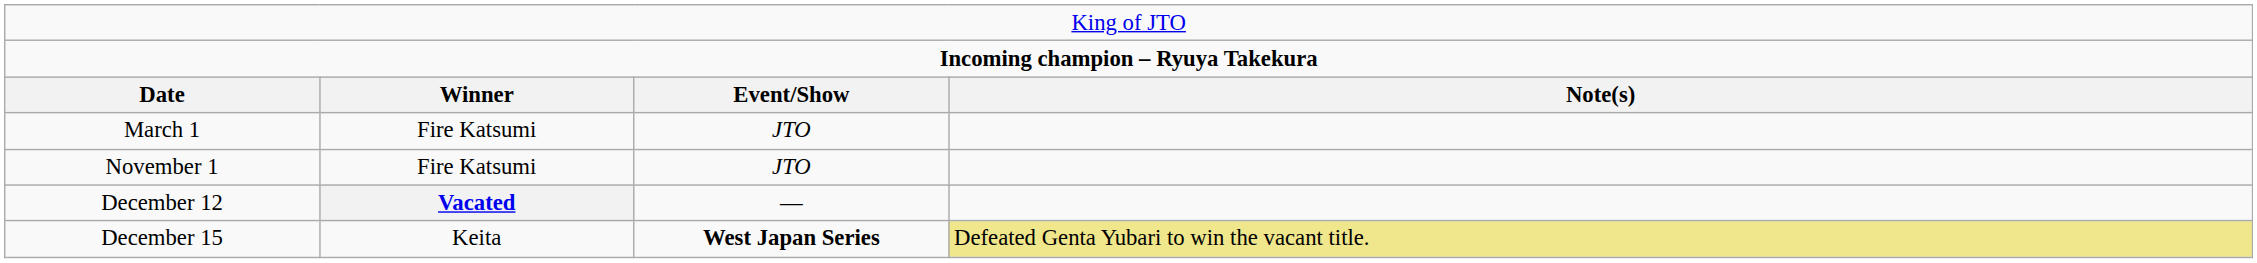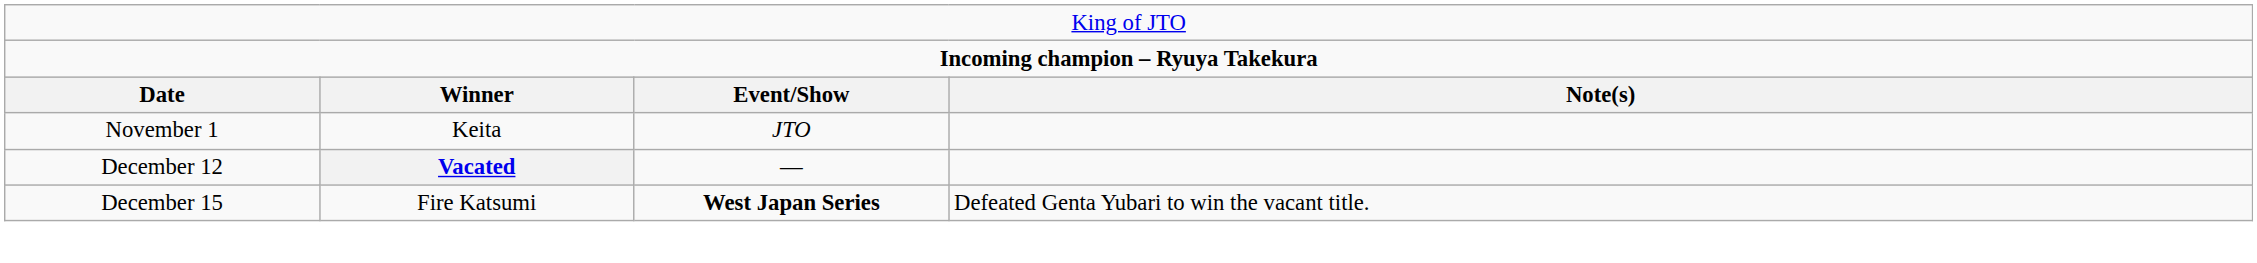- row: (162, 130)
(477, 166) Fire Katsumi -> (477, 130) Keita
(477, 238) Keita -> (477, 202) Fire Katsumi
(1162, 238) khaki background -> (1162, 202) no background
